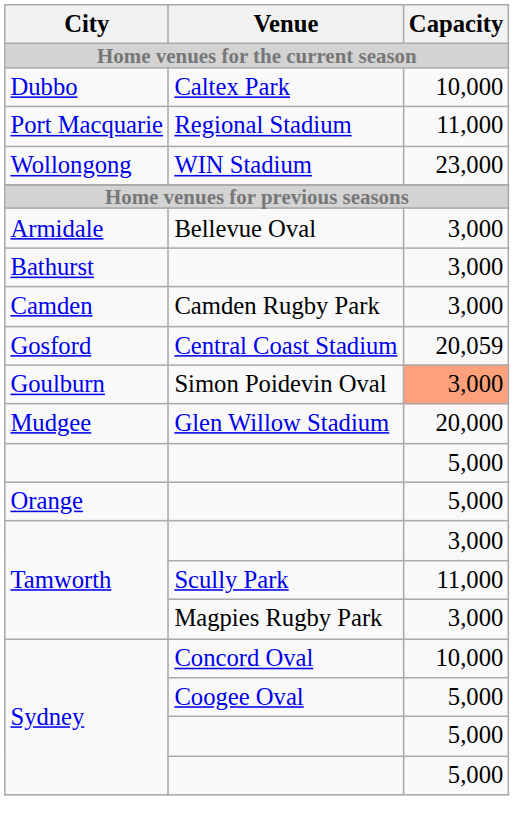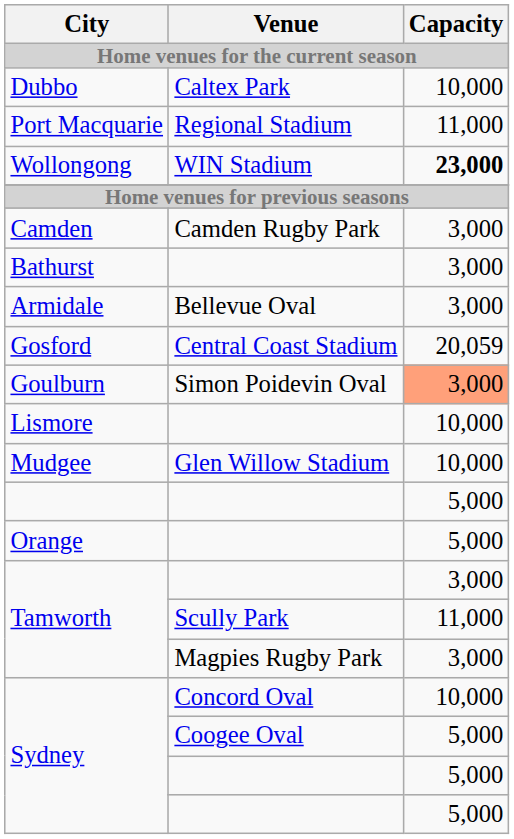(469, 165) normal -> (469, 165) bold
rows swapped: (57, 227) <-> (52, 306)
+ row: (52, 423)
(469, 423) 20,000 -> (469, 462) 10,000
